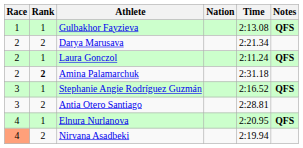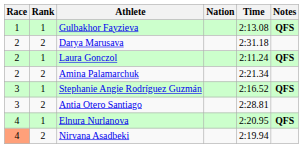(254, 43) 2:21.34 -> (254, 43) 2:31.18
(43, 74) bold -> (43, 74) normal
(254, 74) 2:31.18 -> (254, 74) 2:21.34
